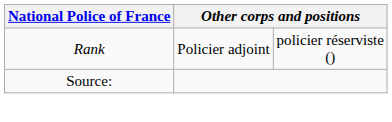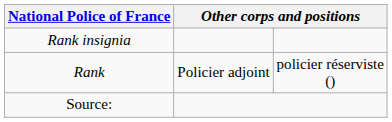+ row: (89, 40)
